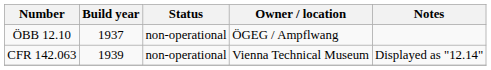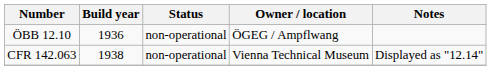(111, 34) 1937 -> (111, 34) 1936
(111, 55) 1939 -> (111, 55) 1938
